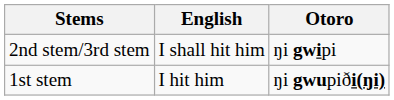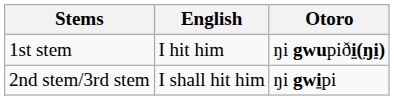rows swapped: (40, 79) <-> (79, 49)
